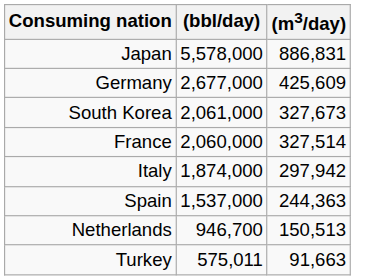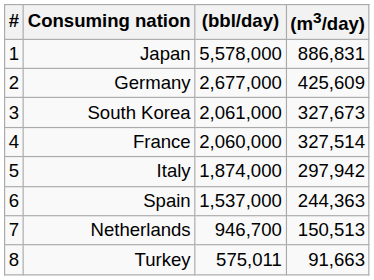+ column: (14, 21)
